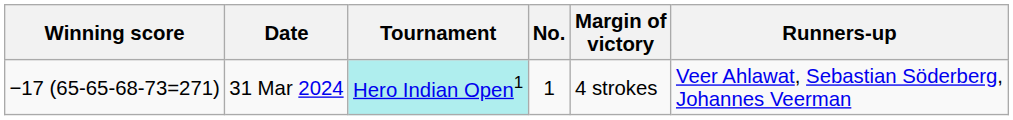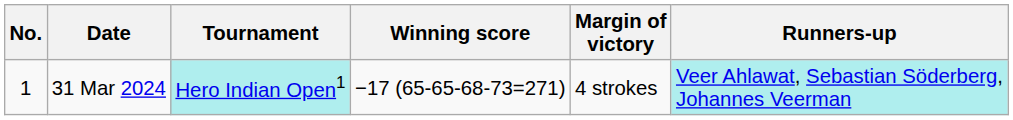columns swapped: (549, 32) <-> (115, 32)
(839, 87) no background -> (839, 87) paleturquoise background
